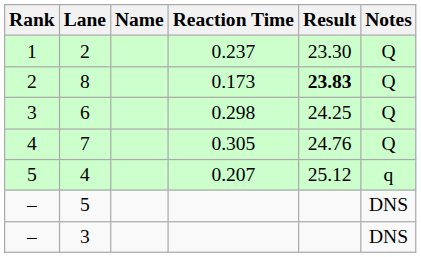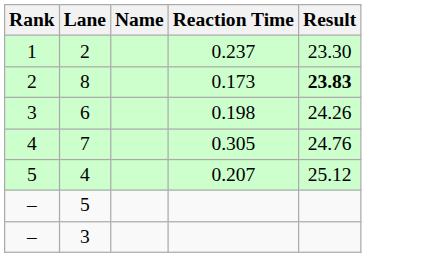- column: (388, 19)
(233, 112) 0.298 -> (233, 112) 0.198
(330, 112) 24.25 -> (330, 112) 24.26
